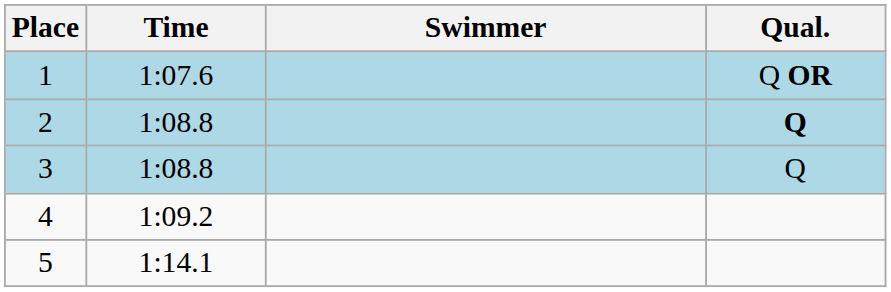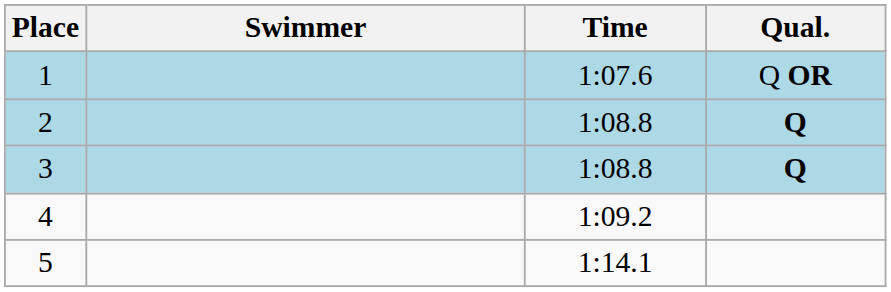columns swapped: (486, 27) <-> (176, 27)
(795, 168) normal -> (795, 168) bold
